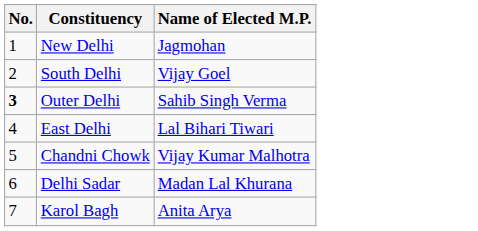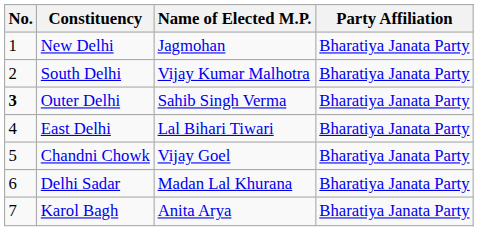+ column: (394, 18)
(194, 73) Vijay Goel -> (234, 73) Vijay Kumar Malhotra
(234, 156) Vijay Kumar Malhotra -> (194, 156) Vijay Goel
